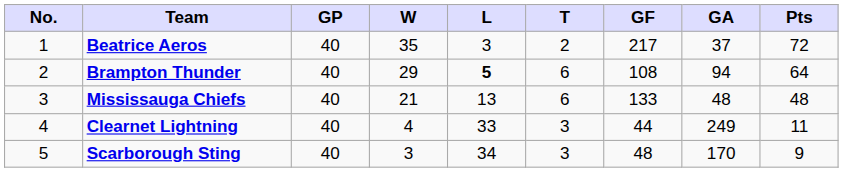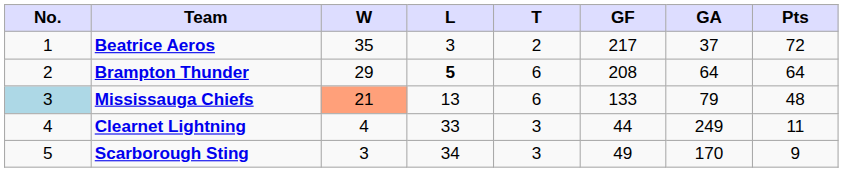- column: (330, 18)
(643, 72) 108 -> (623, 72) 208
(721, 72) 94 -> (709, 72) 64
(44, 99) no background -> (48, 99) lightblue background
(408, 99) no background -> (364, 99) lightsalmon background
(721, 99) 48 -> (709, 99) 79
(643, 153) 48 -> (623, 153) 49
